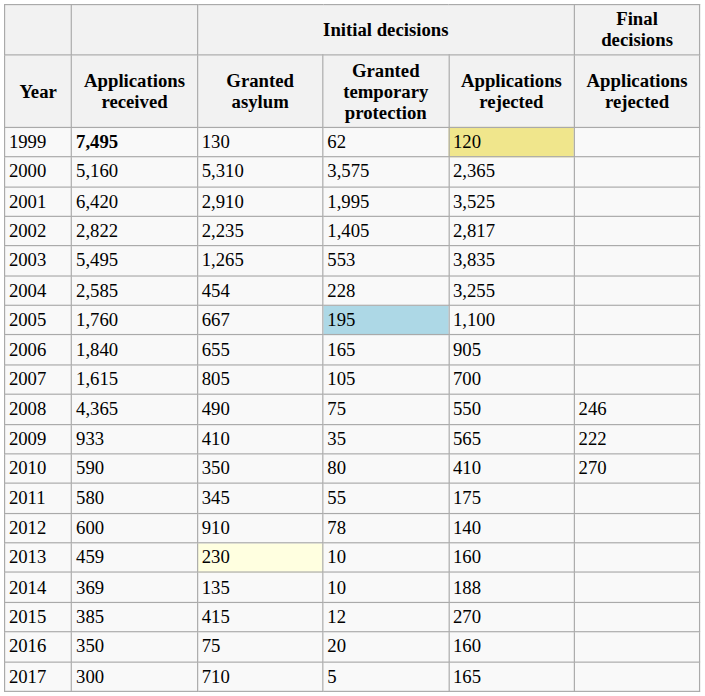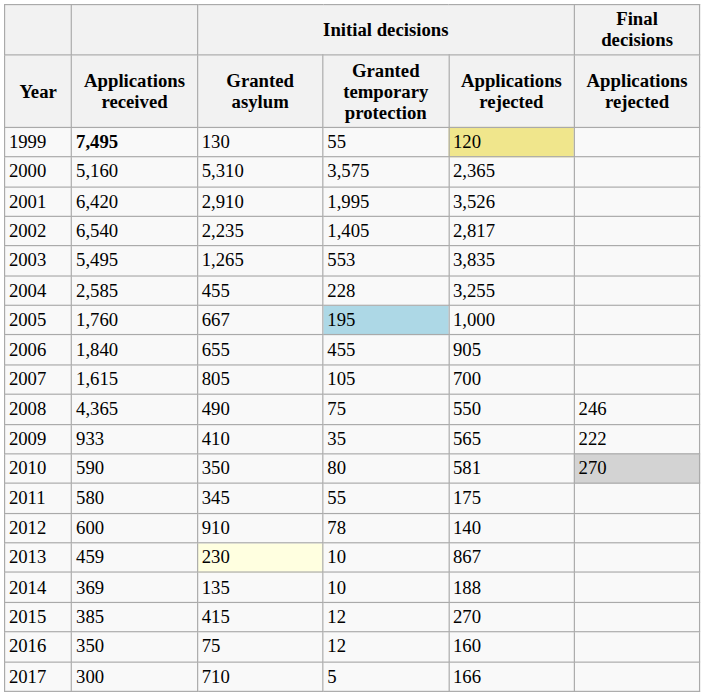(337, 141) 62 -> (337, 141) 55
(474, 201) 3,525 -> (474, 201) 3,526
(97, 230) 2,822 -> (97, 230) 6,540
(216, 290) 454 -> (216, 290) 455
(474, 320) 1,100 -> (474, 320) 1,000
(341, 349) 165 -> (341, 349) 455
(467, 468) 410 -> (467, 468) 581
(593, 468) no background -> (593, 468) lightgrey background
(467, 557) 160 -> (467, 557) 867
(337, 646) 20 -> (337, 646) 12
(467, 676) 165 -> (467, 676) 166
